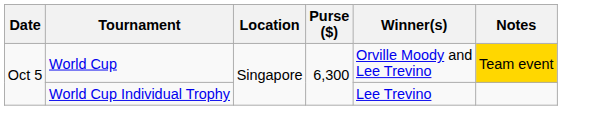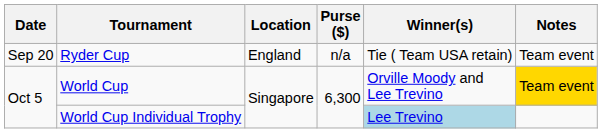+ row: (95, 55)
(394, 94) no background -> (405, 117) lightblue background
